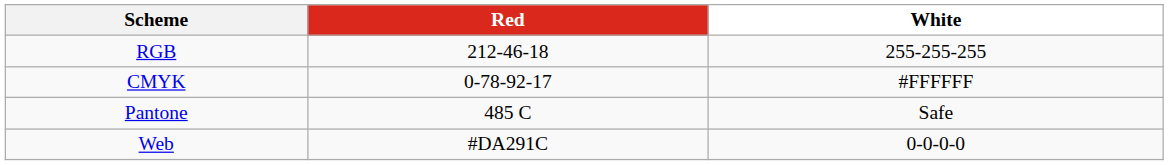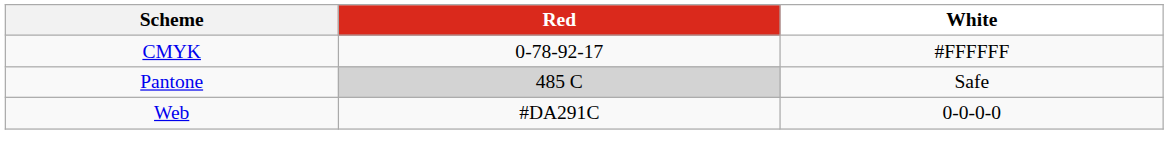- row: (156, 50)
(508, 112) no background -> (559, 81) lightgrey background
